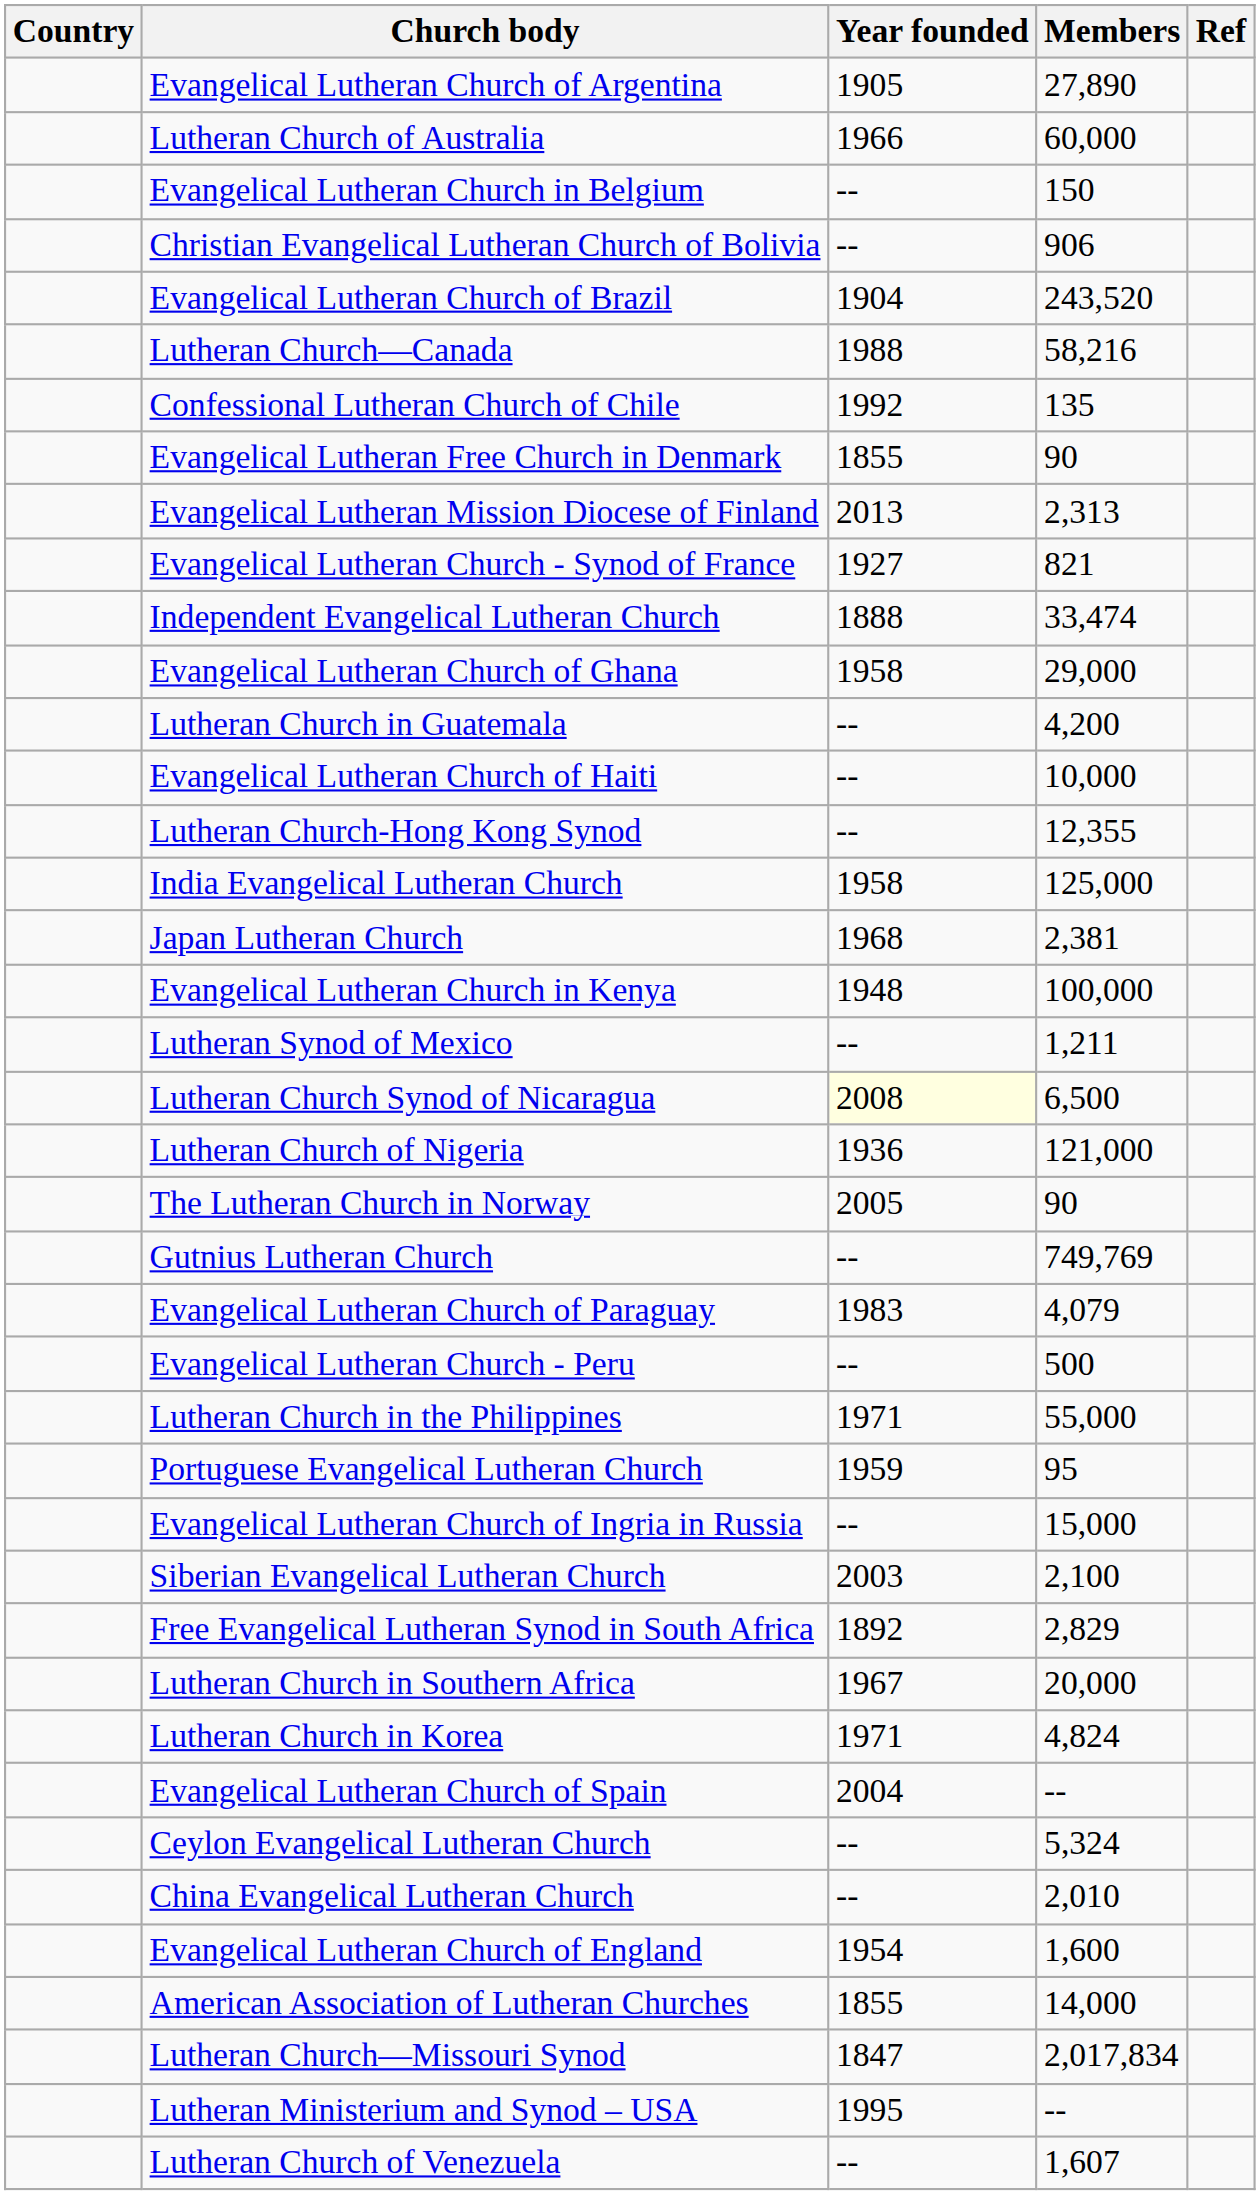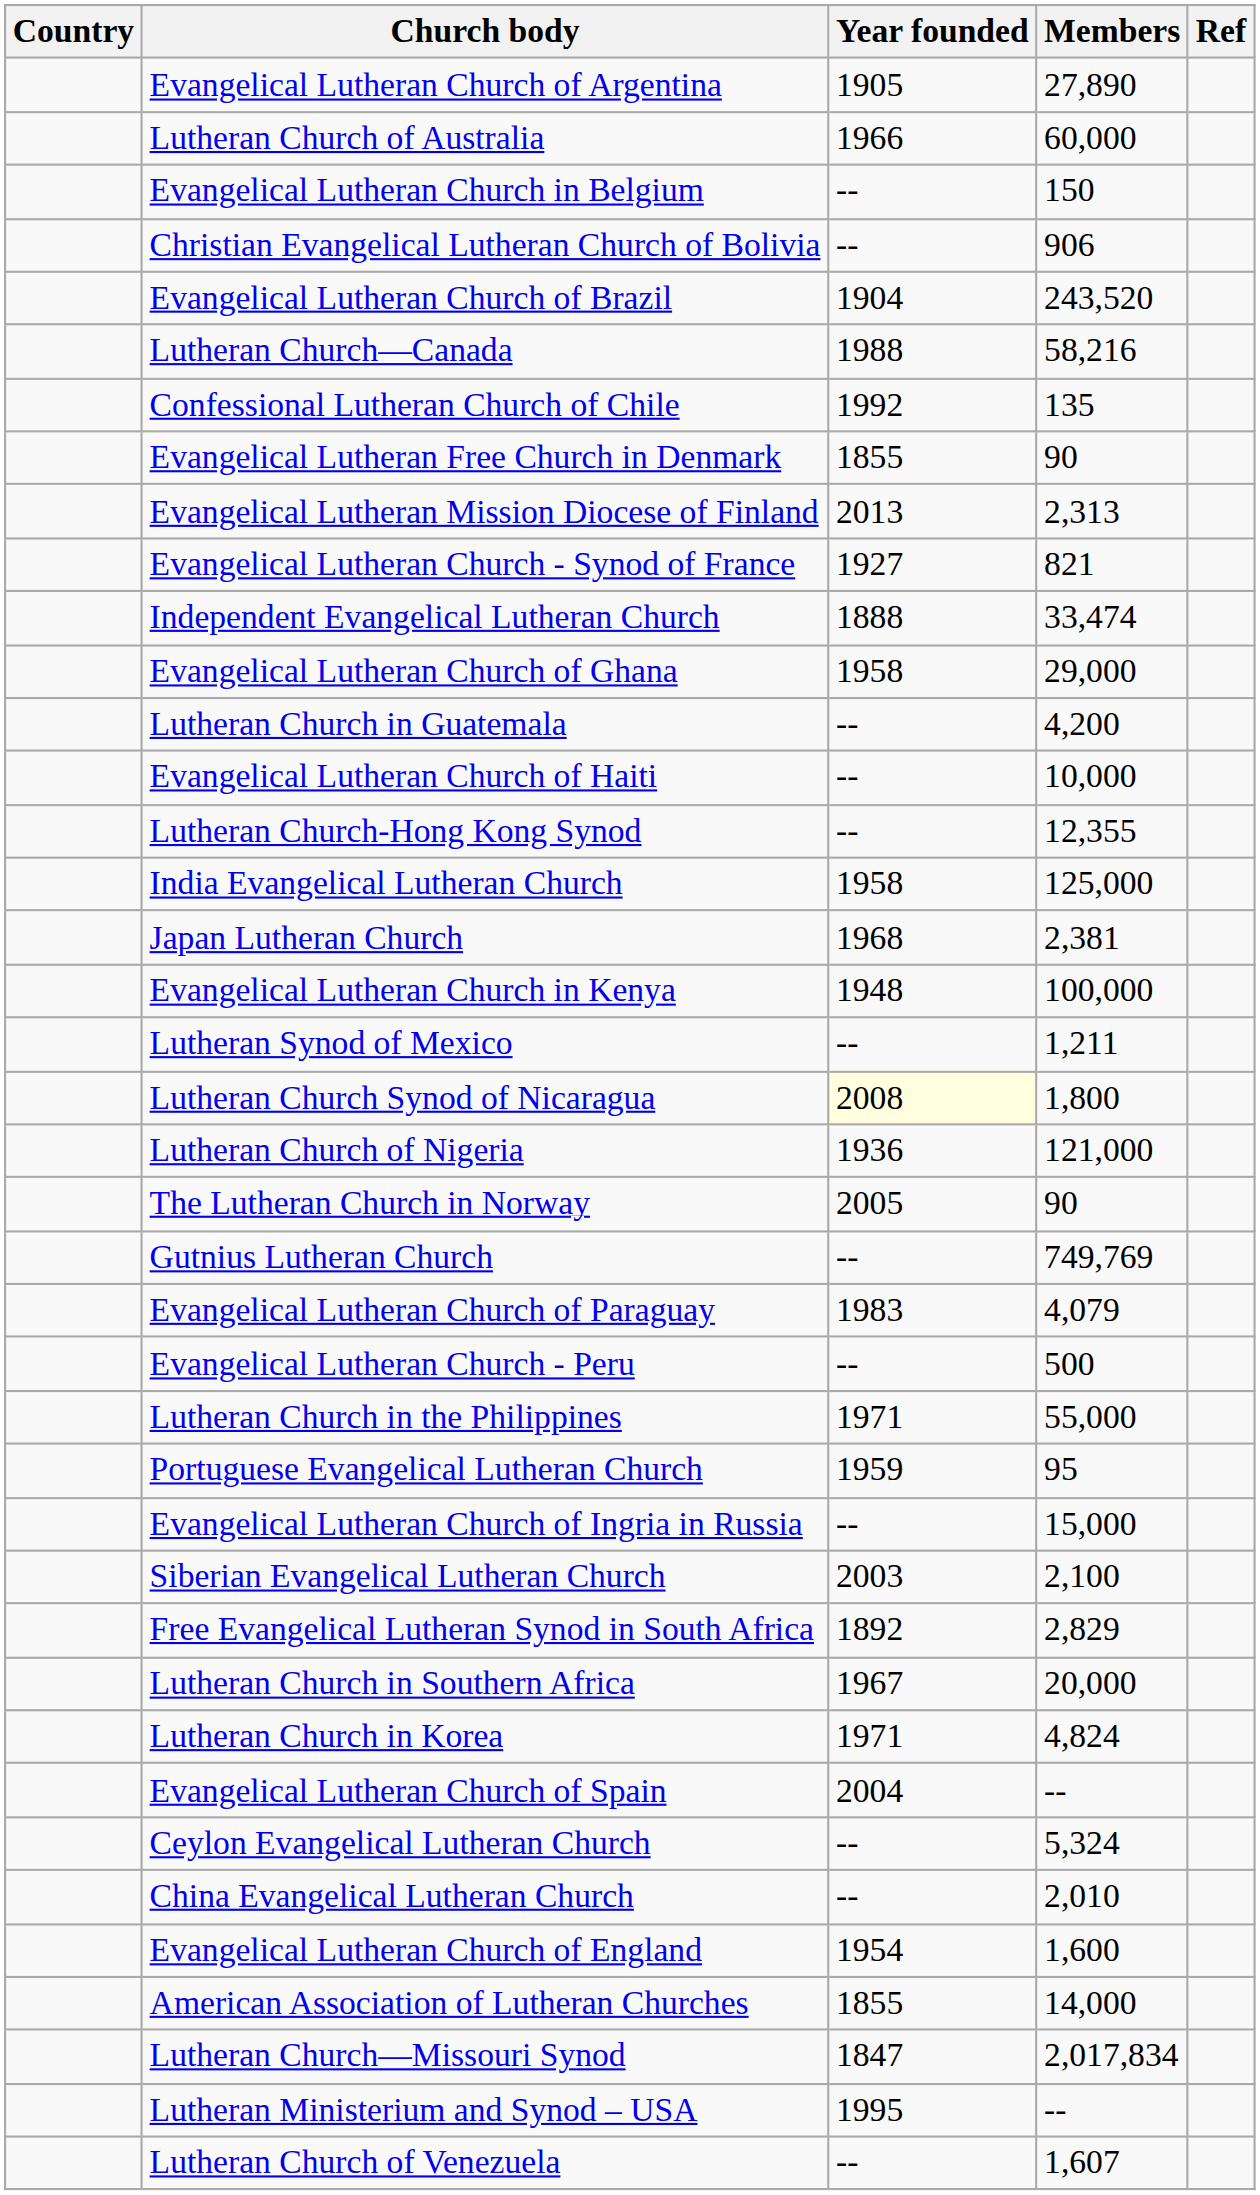(1082, 1096) 6,500 -> (1082, 1096) 1,800
